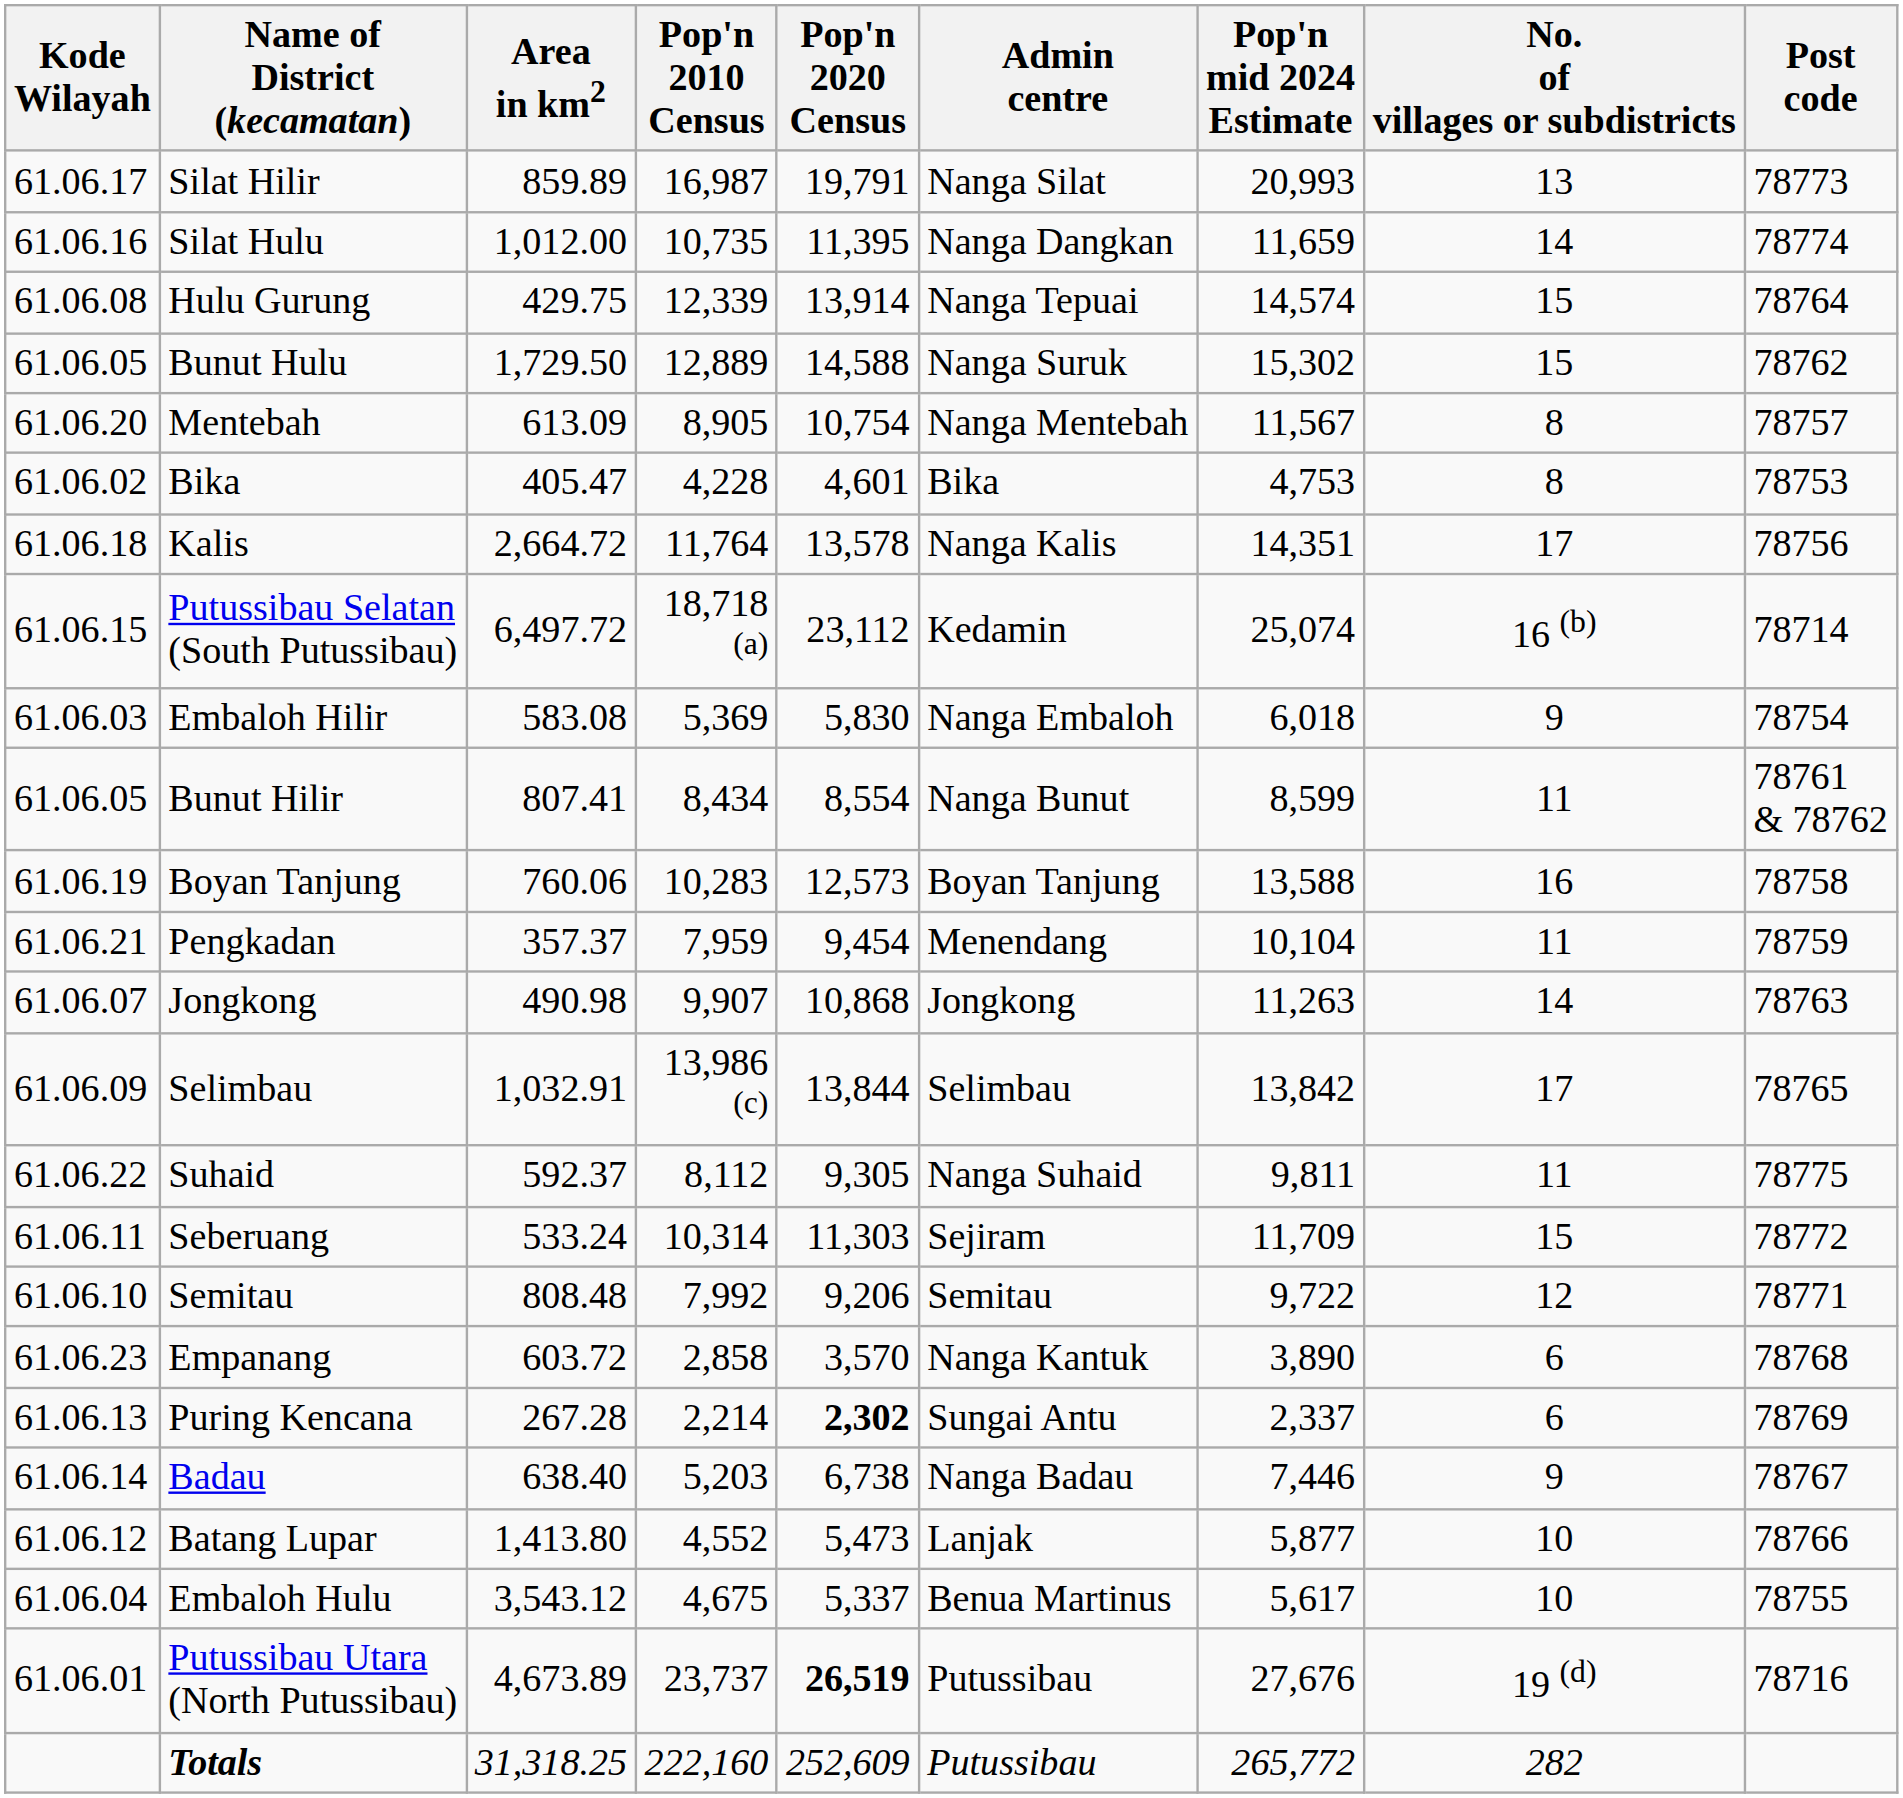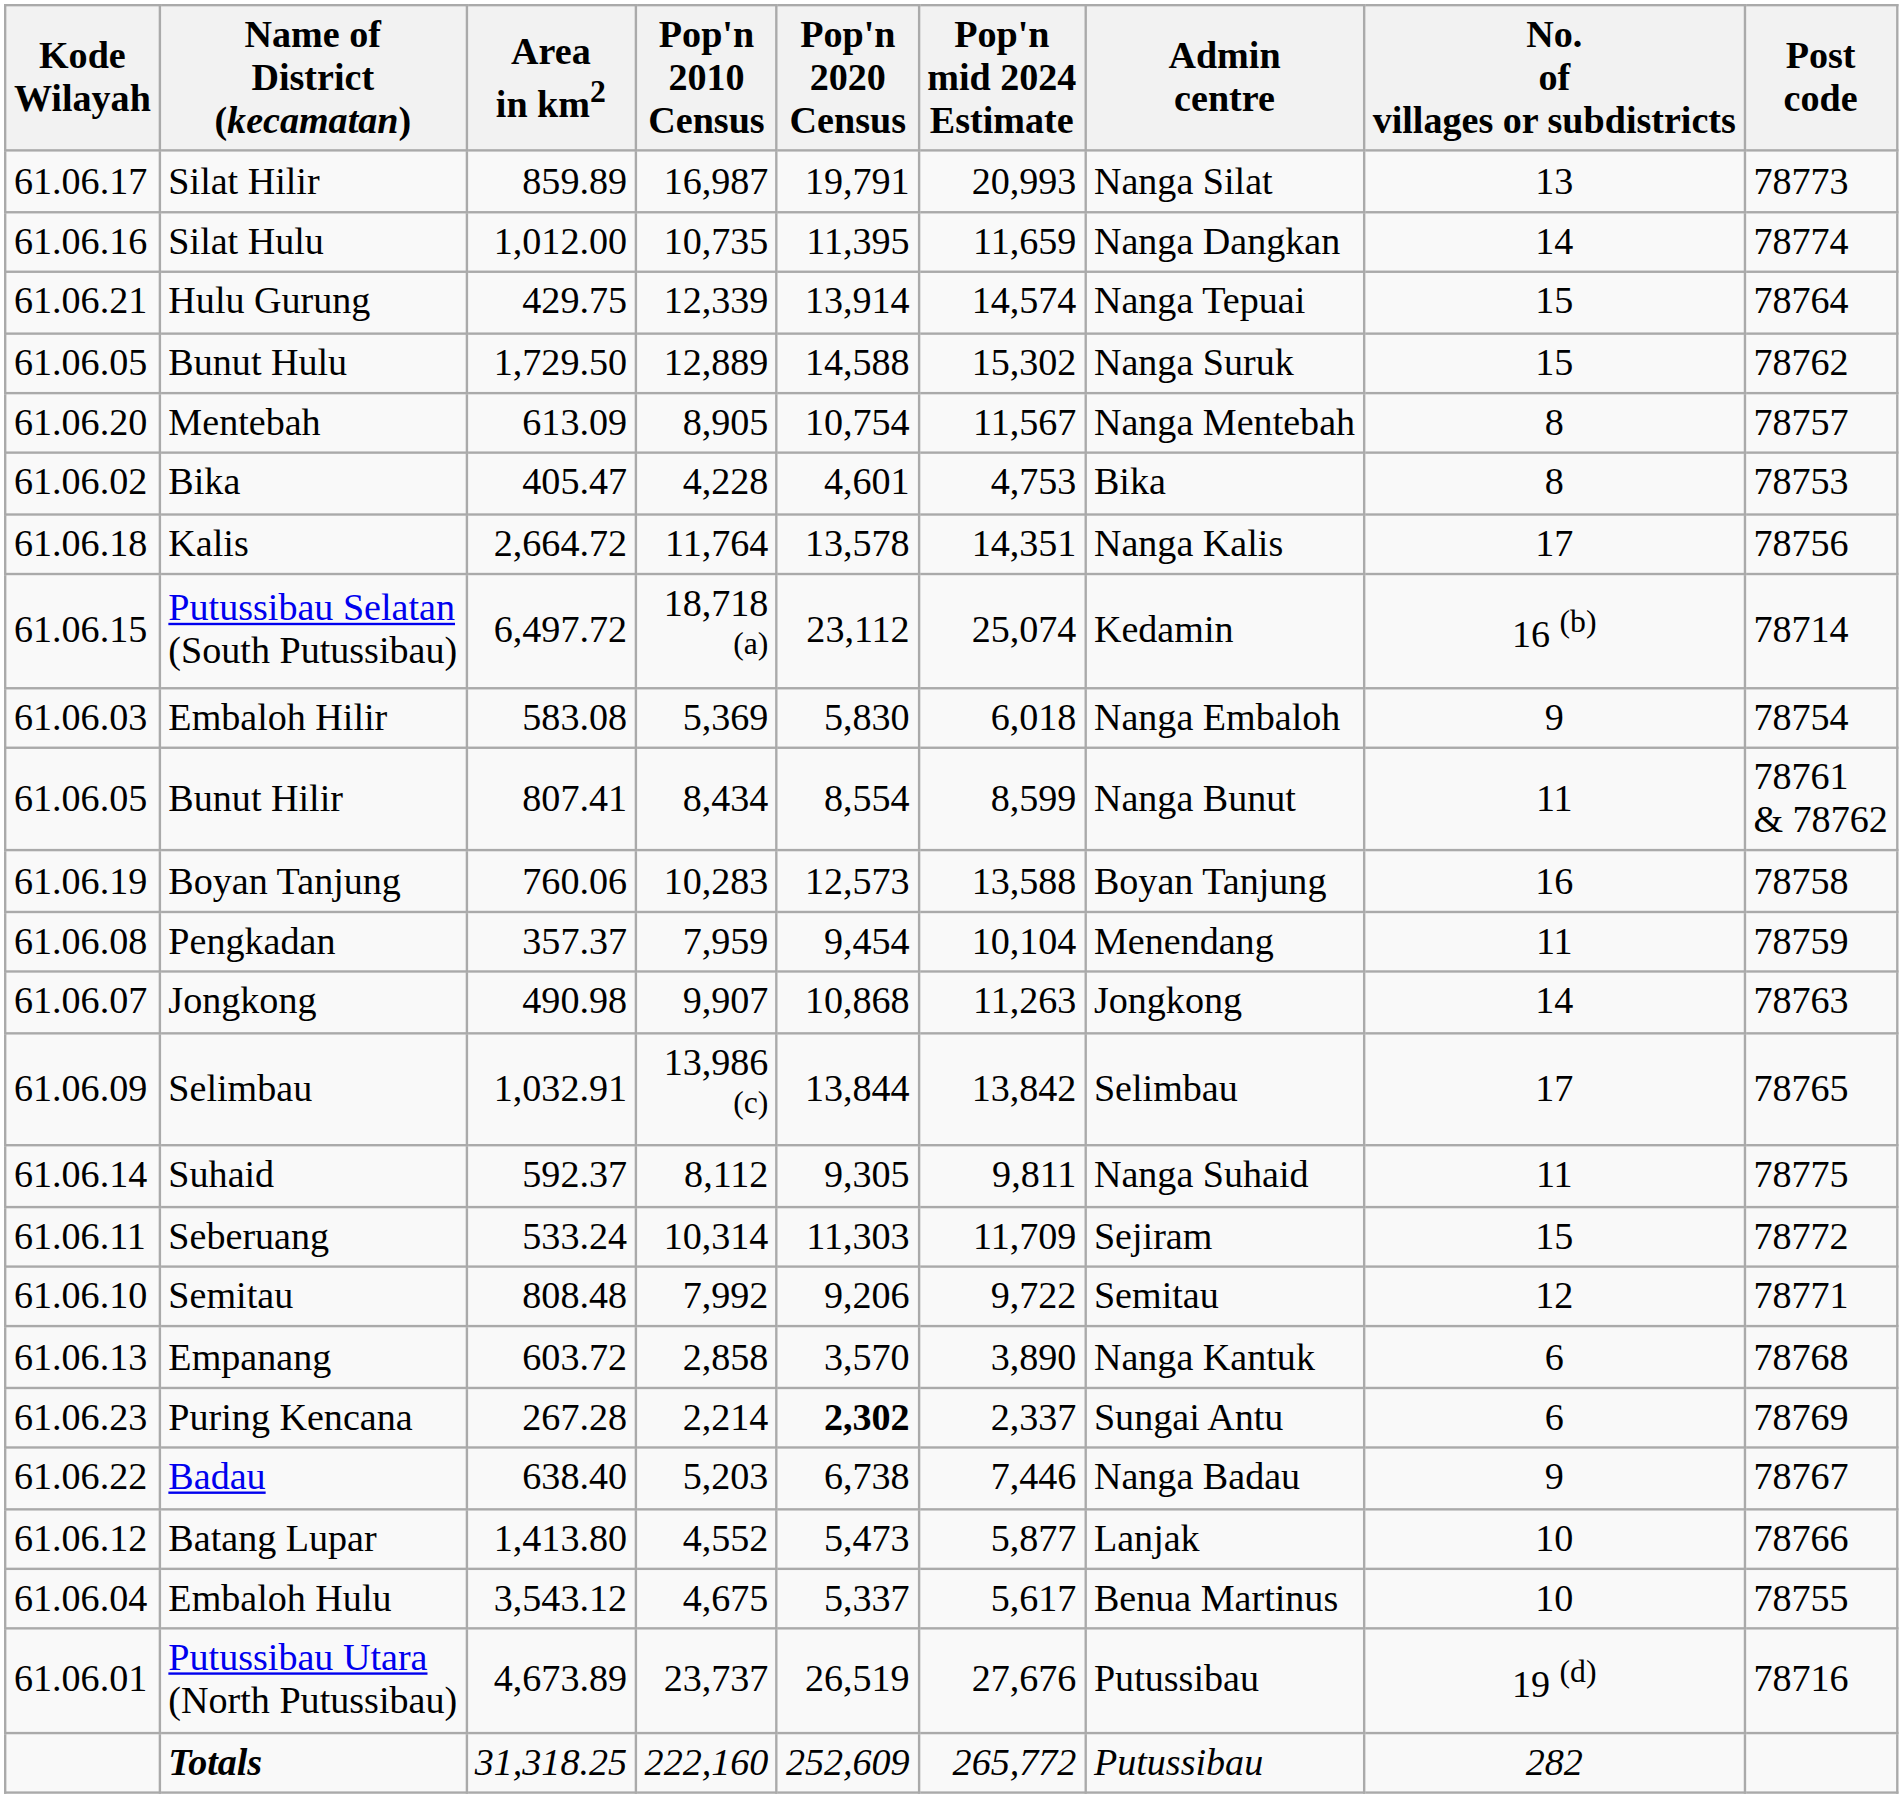columns swapped: (1281, 77) <-> (1058, 77)
(81, 301) 61.06.08 -> (81, 301) 61.06.21
(81, 941) 61.06.21 -> (81, 941) 61.06.08
(81, 1175) 61.06.22 -> (81, 1175) 61.06.14
(81, 1356) 61.06.23 -> (81, 1356) 61.06.13
(81, 1416) 61.06.13 -> (81, 1416) 61.06.23
(81, 1477) 61.06.14 -> (81, 1477) 61.06.22
(857, 1679) bold -> (857, 1679) normal
